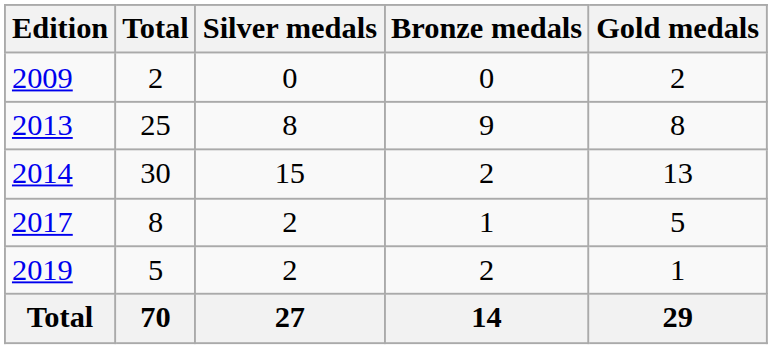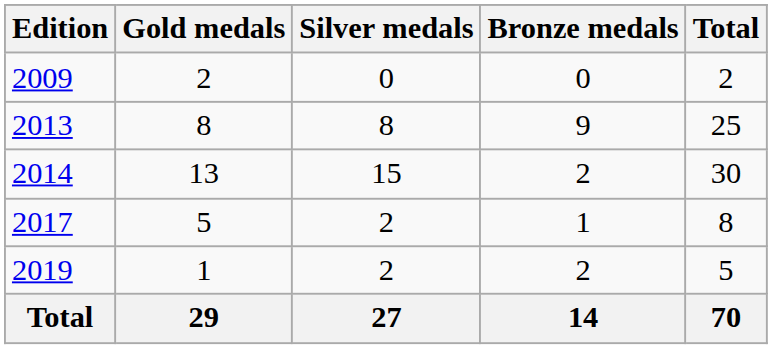columns swapped: (678, 28) <-> (156, 28)
